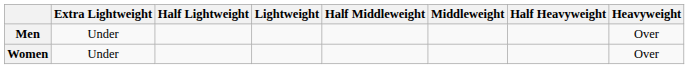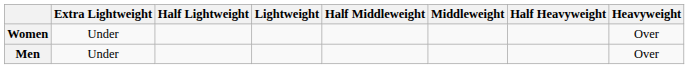rows swapped: (28, 34) <-> (28, 53)
